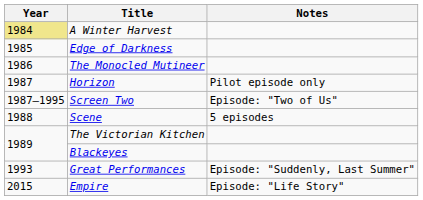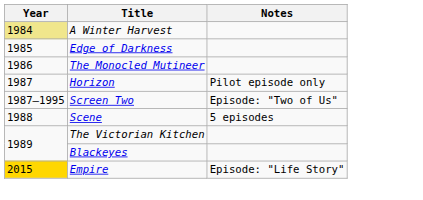- row: (128, 169)
(20, 187) no background -> (20, 169) gold background
